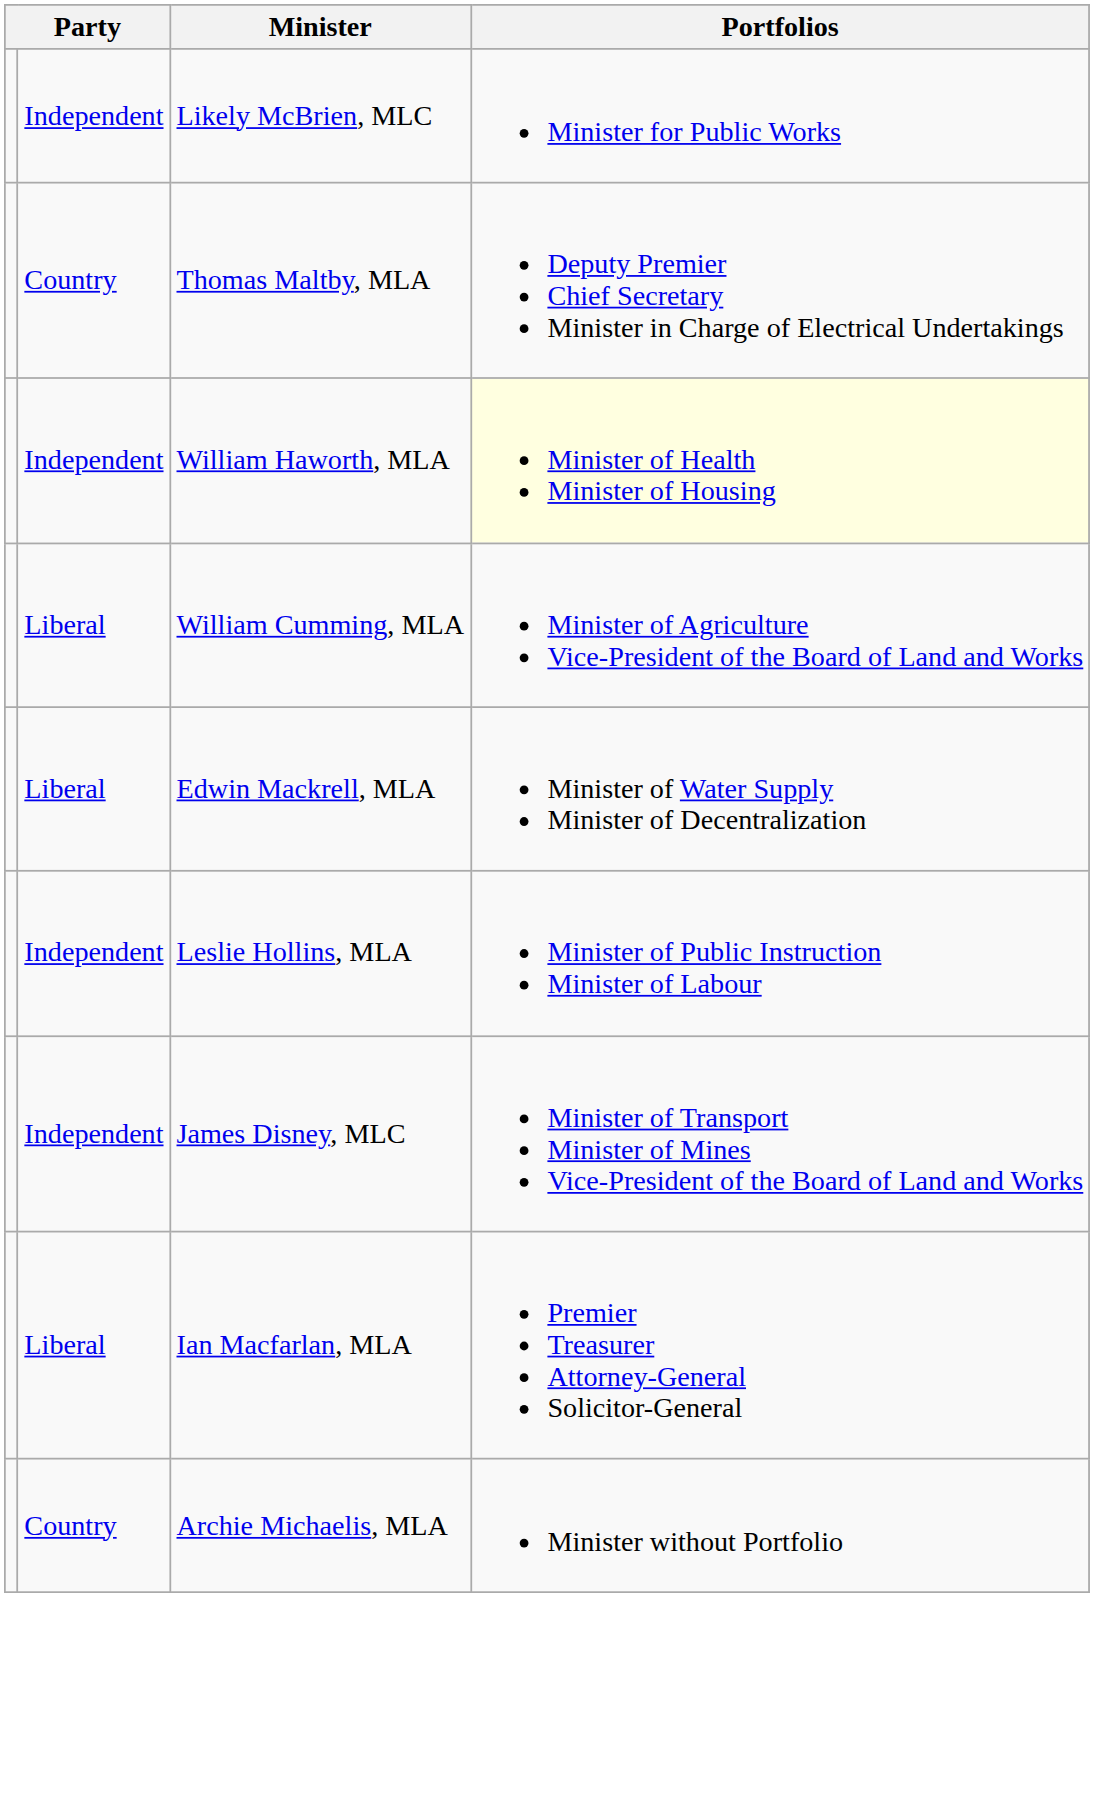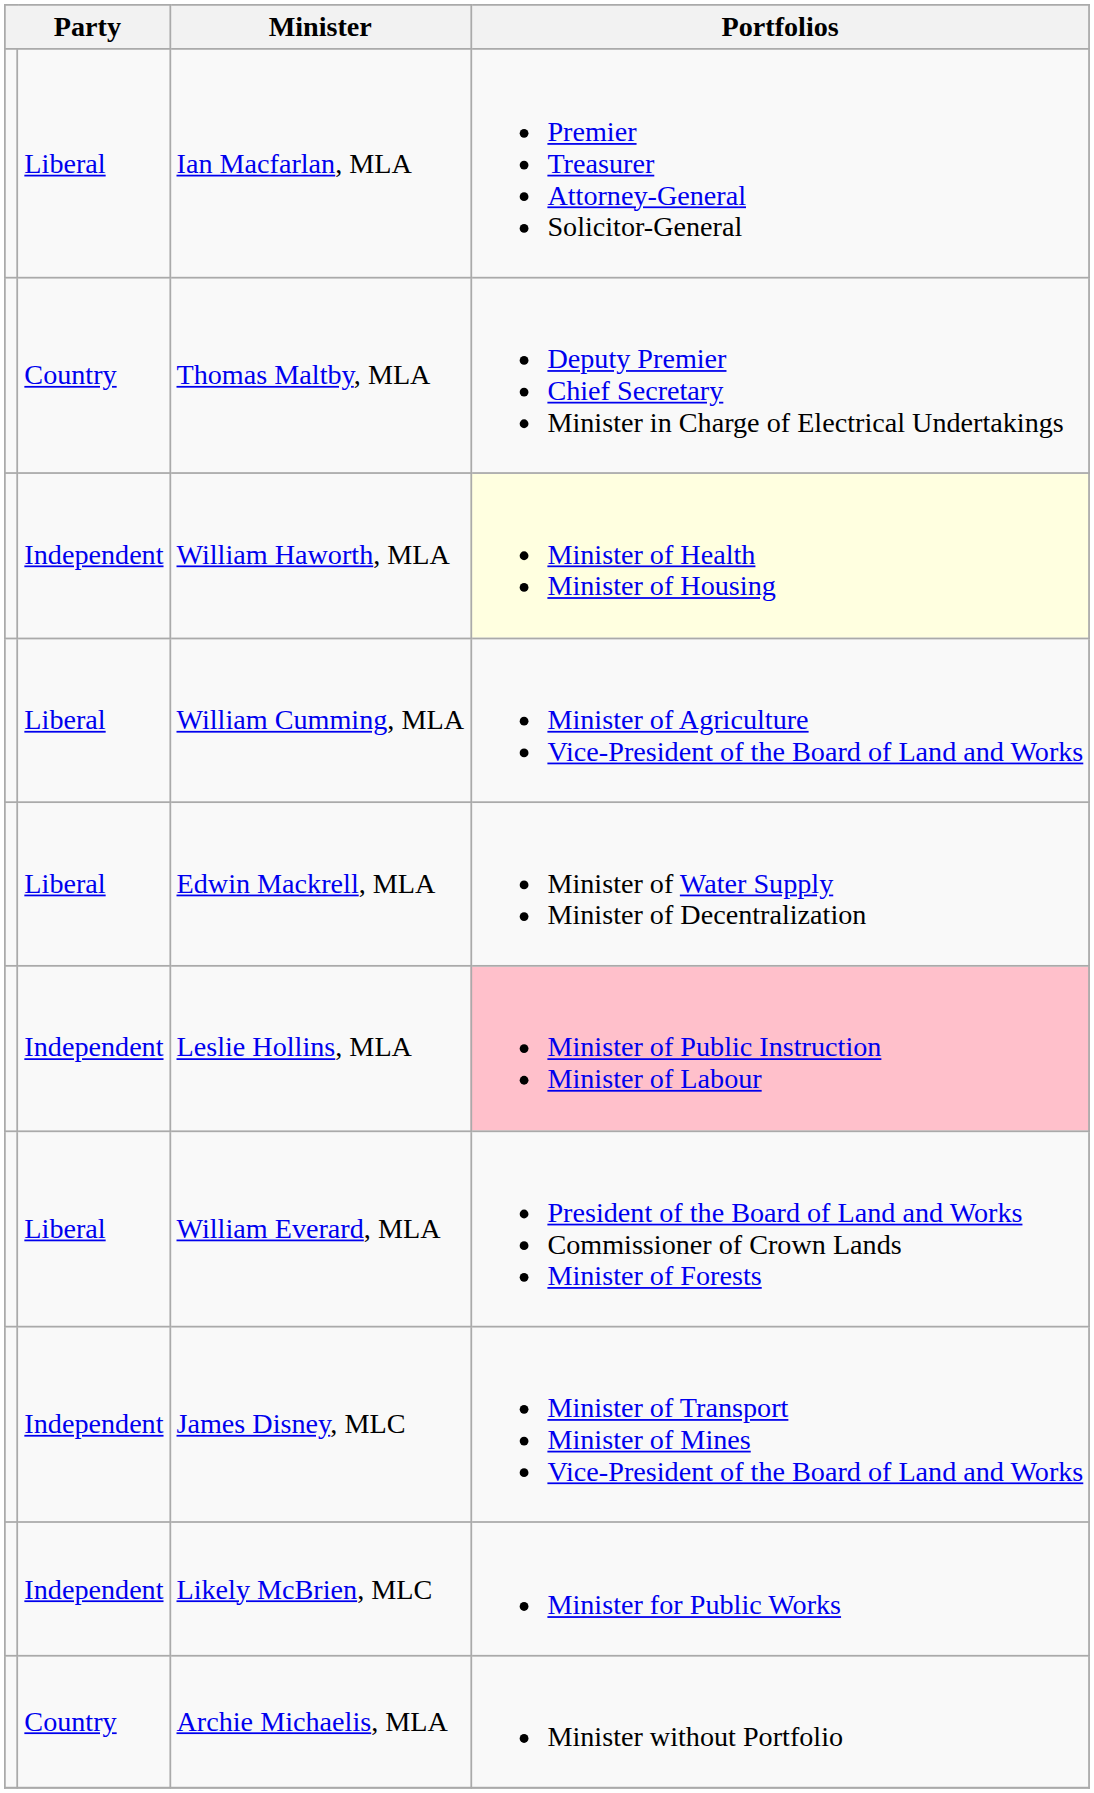rows swapped: (294, 1345) <-> (304, 115)
(780, 969) no background -> (780, 1064) pink background
+ row: (308, 1228)
